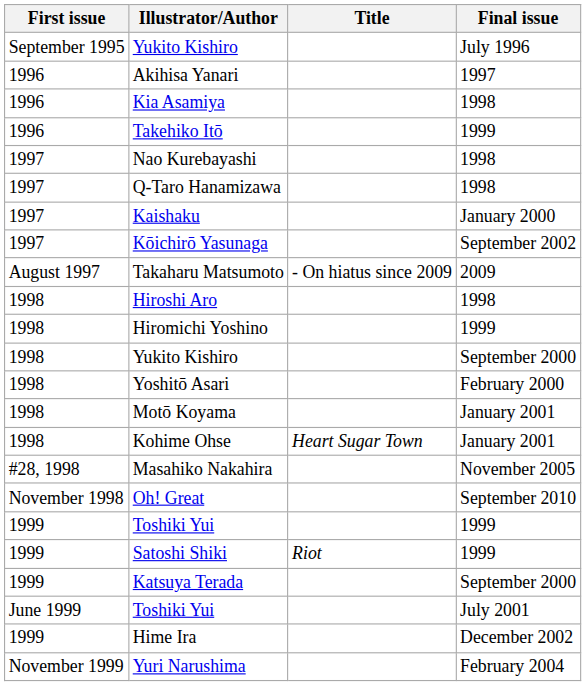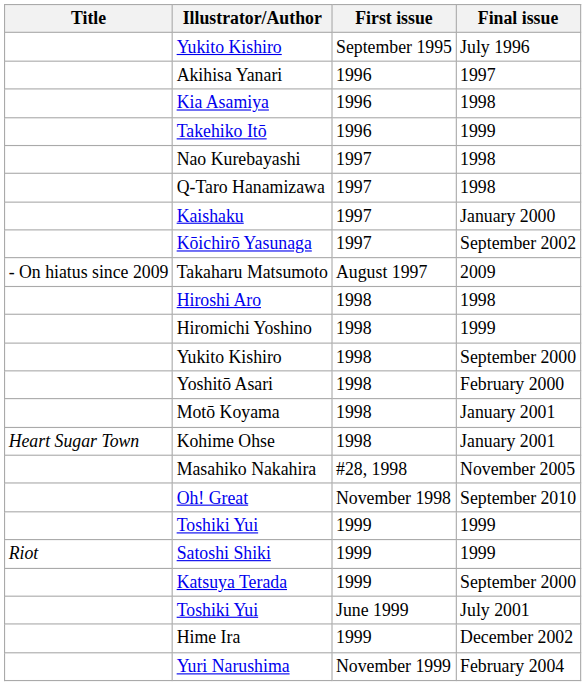columns swapped: (372, 18) <-> (67, 18)
